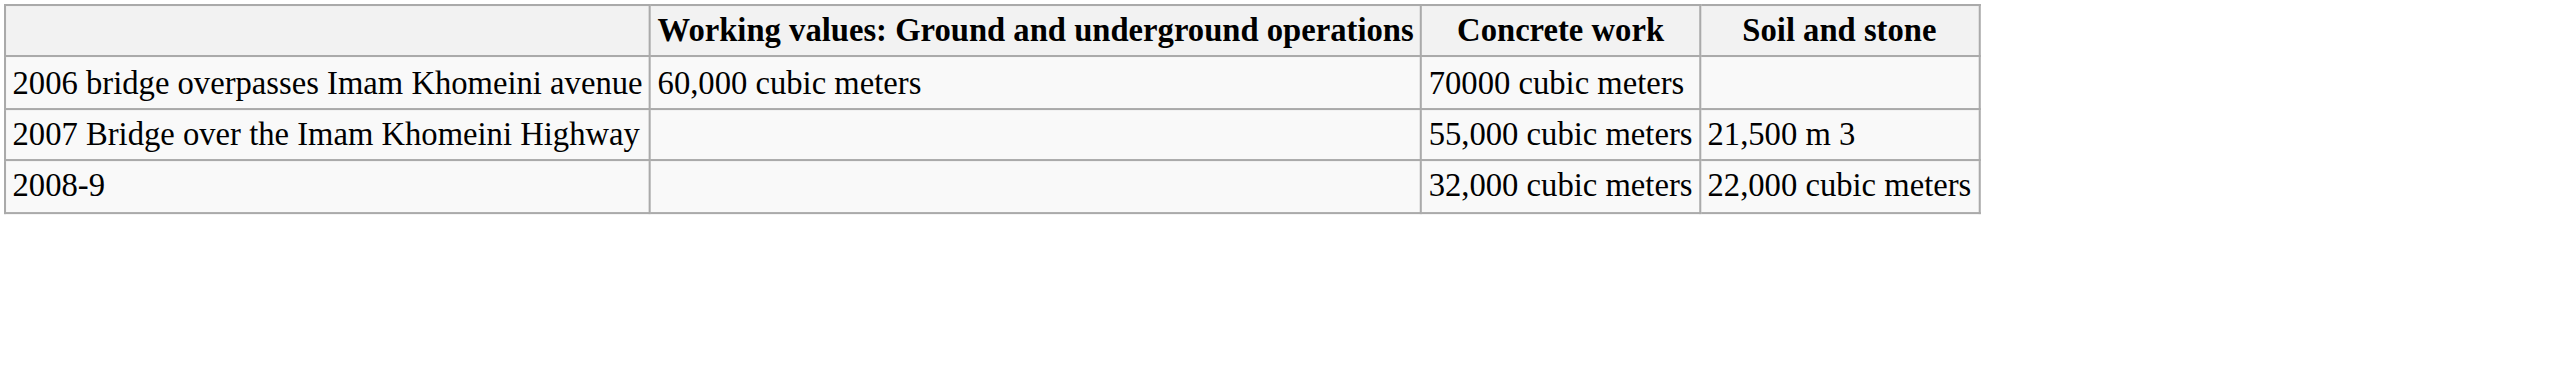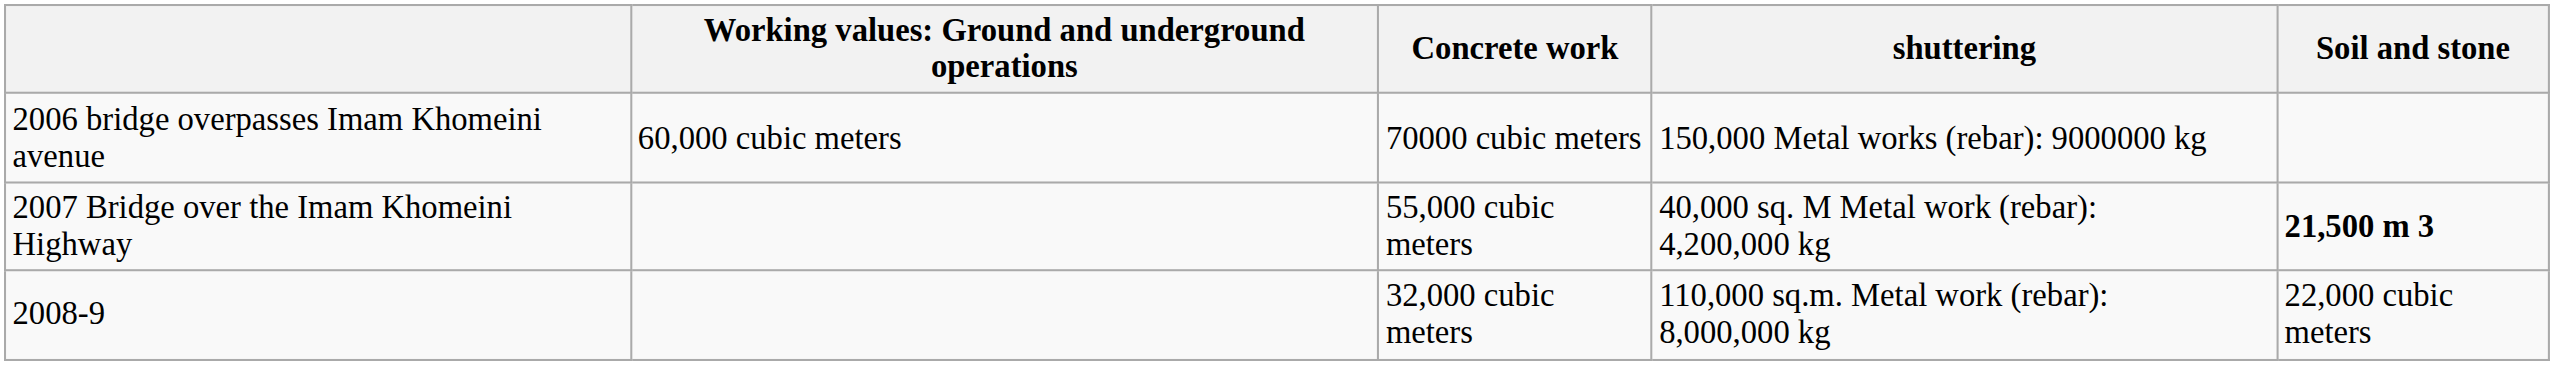+ column: (1964, 48)
(1781, 133) normal -> (2359, 225) bold
